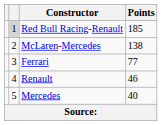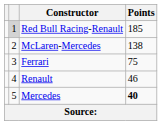(133, 62) 77 -> (133, 62) 75
(133, 95) normal -> (133, 95) bold
